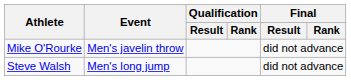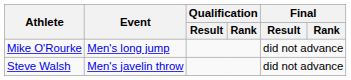(135, 49) Men's javelin throw -> (128, 49) Men's long jump
(128, 67) Men's long jump -> (135, 67) Men's javelin throw
